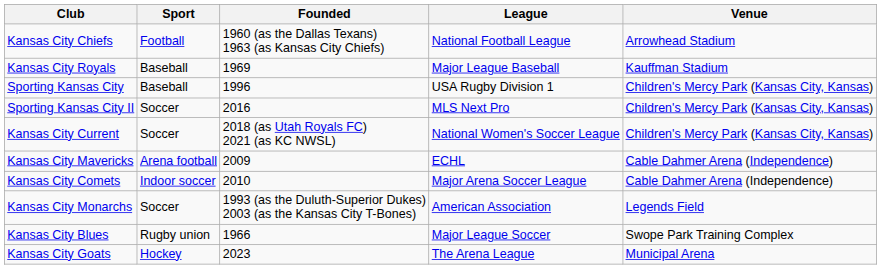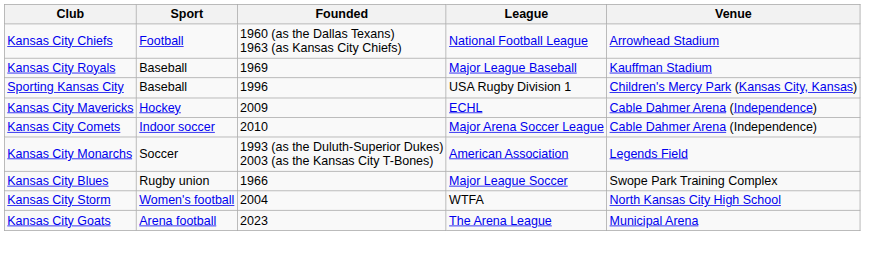- row: (71, 107)
- row: (63, 134)
(178, 161) Arena football -> (160, 107) Hockey
+ row: (59, 200)
(161, 254) Hockey -> (178, 220) Arena football
